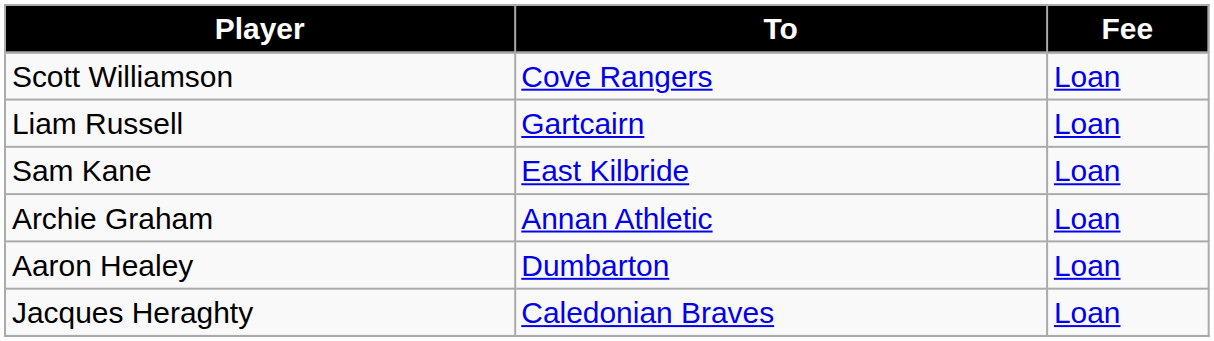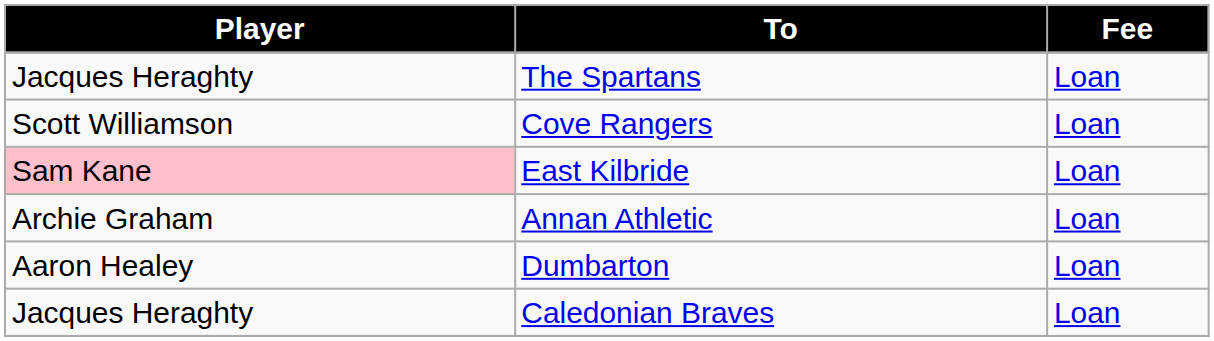+ row: (611, 76)
- row: (583, 124)
(82, 171) no background -> (82, 171) pink background
